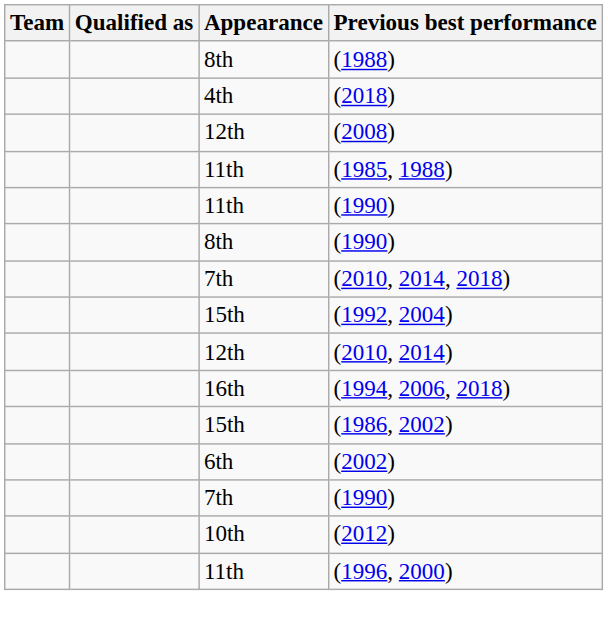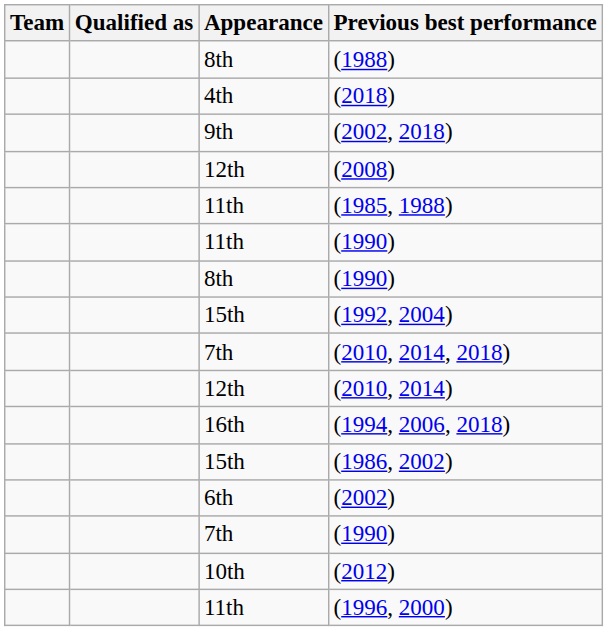+ row: (219, 132)
rows swapped: (224, 315) <-> (219, 278)
